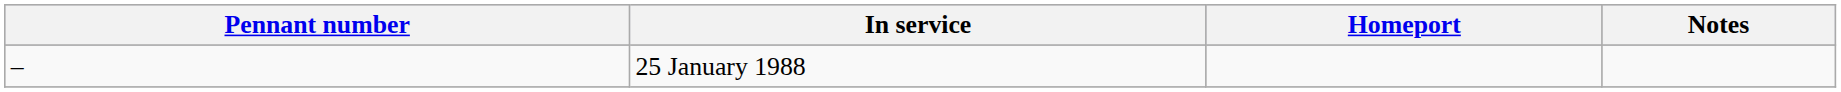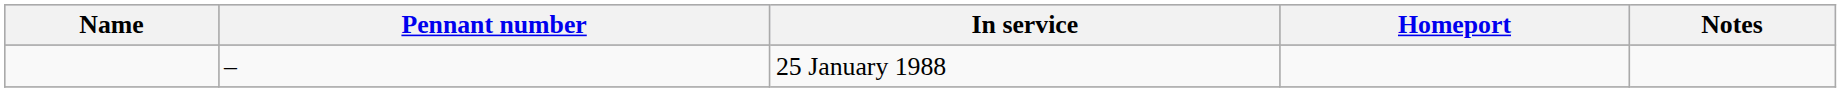+ column: (111, 24)
